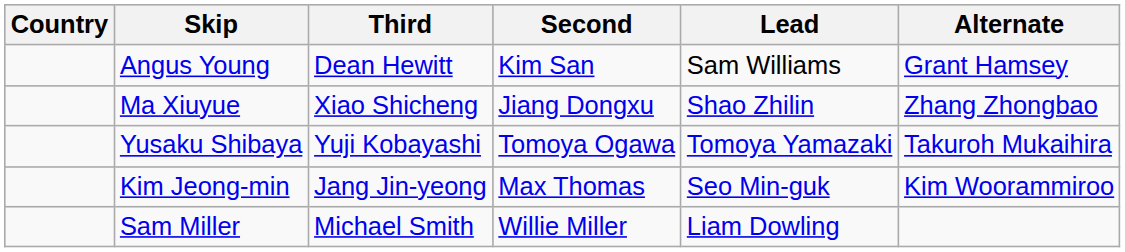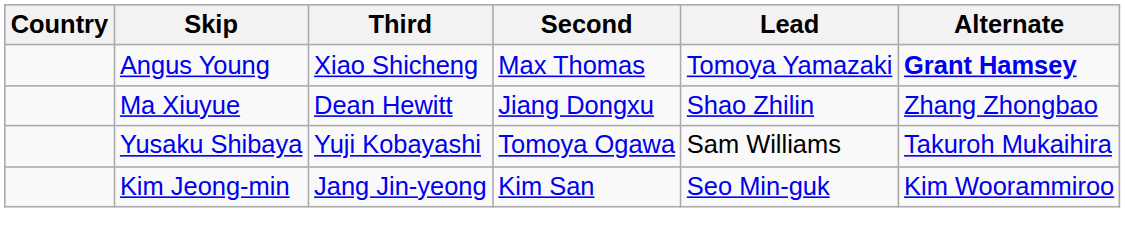(383, 65) Dean Hewitt -> (396, 65) Xiao Shicheng
(546, 65) Kim San -> (572, 65) Max Thomas
(764, 65) Sam Williams -> (790, 65) Tomoya Yamazaki
(986, 65) normal -> (990, 65) bold
(396, 105) Xiao Shicheng -> (383, 105) Dean Hewitt
(790, 145) Tomoya Yamazaki -> (764, 145) Sam Williams
(572, 186) Max Thomas -> (546, 186) Kim San
- row: (180, 226)
